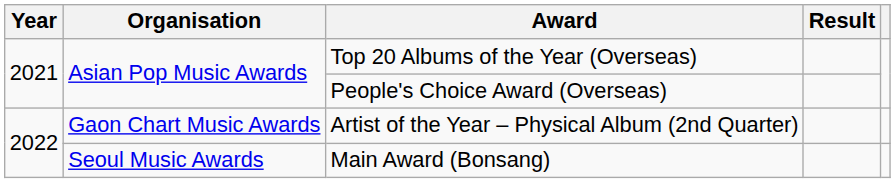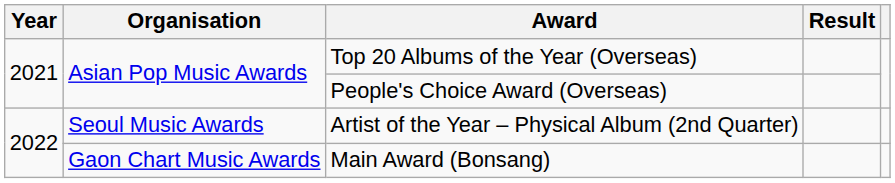(194, 125) Gaon Chart Music Awards -> (166, 125) Seoul Music Awards
(166, 159) Seoul Music Awards -> (194, 159) Gaon Chart Music Awards
